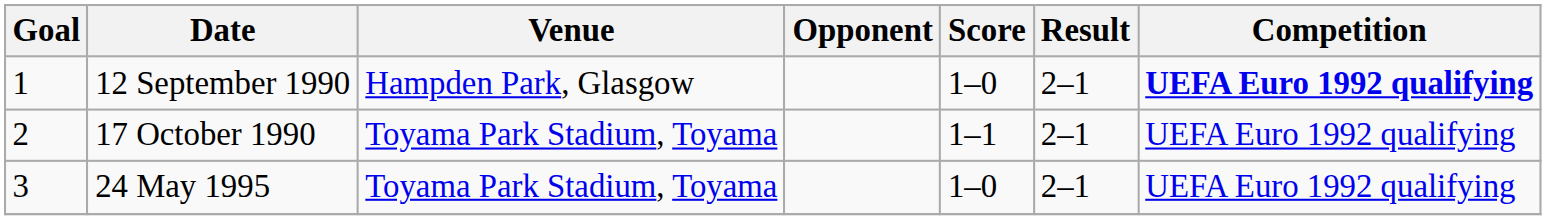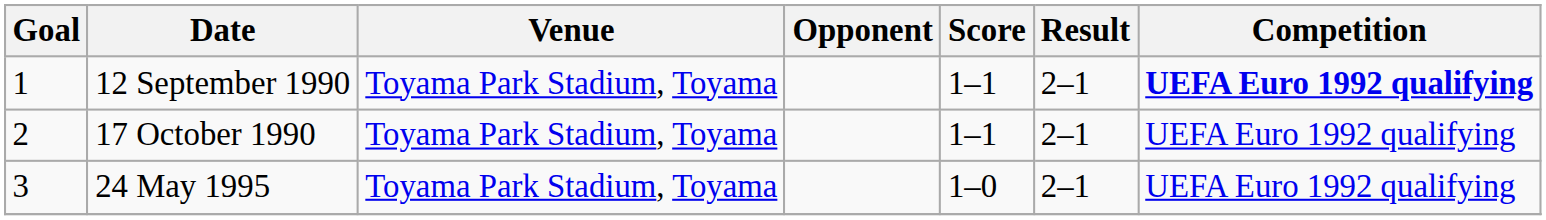(530, 82) Hampden Park, Glasgow -> (571, 82) Toyama Park Stadium, Toyama
(973, 82) 1–0 -> (973, 82) 1–1
